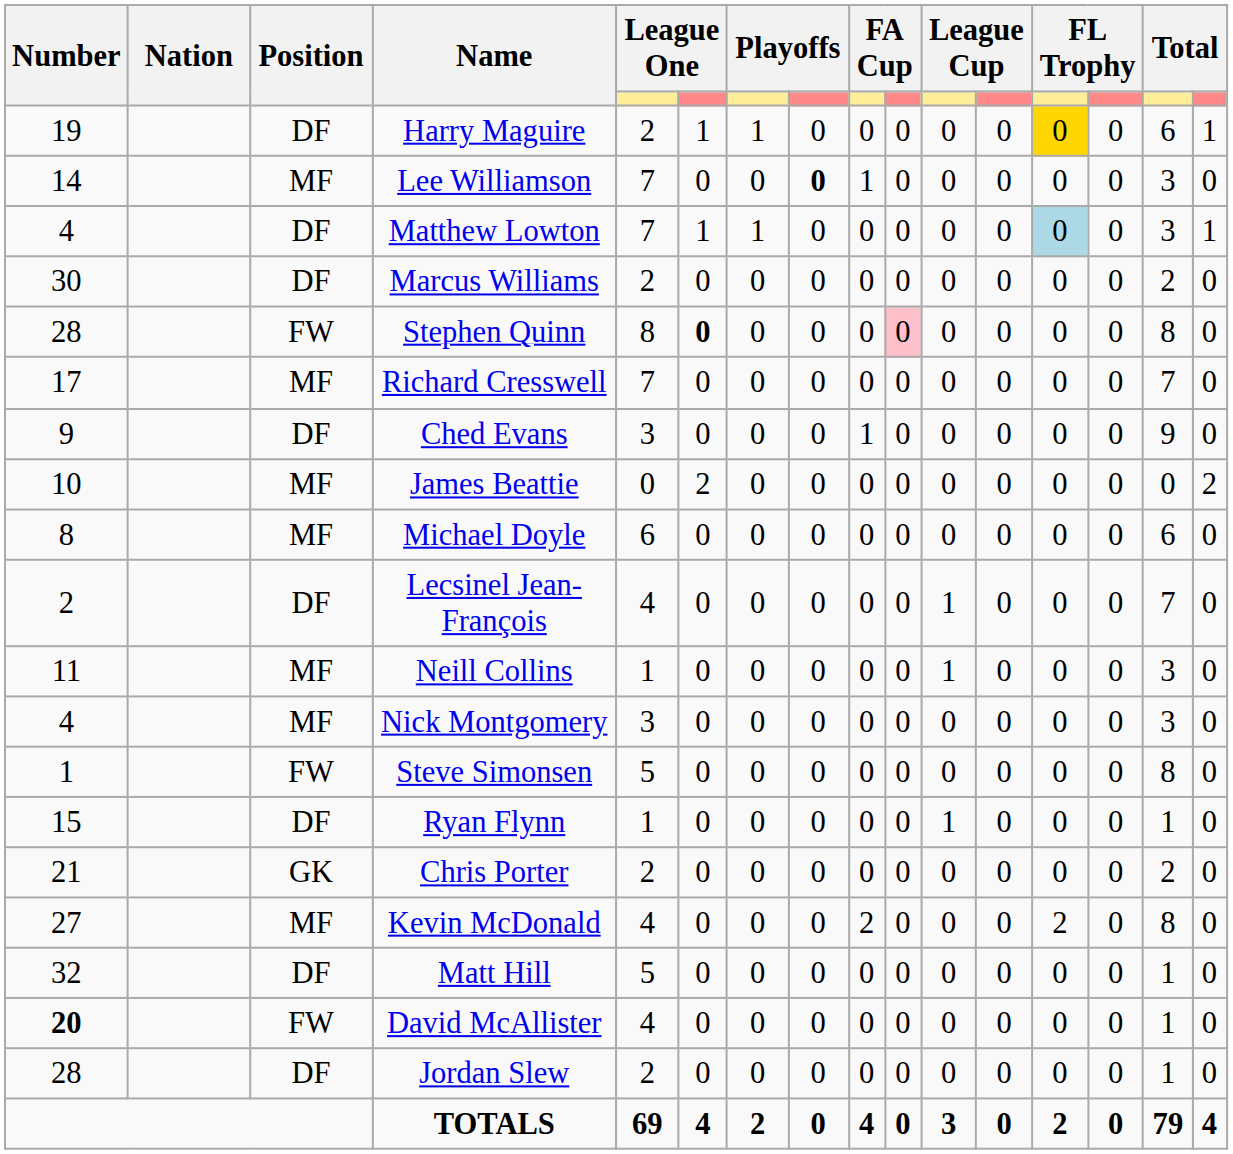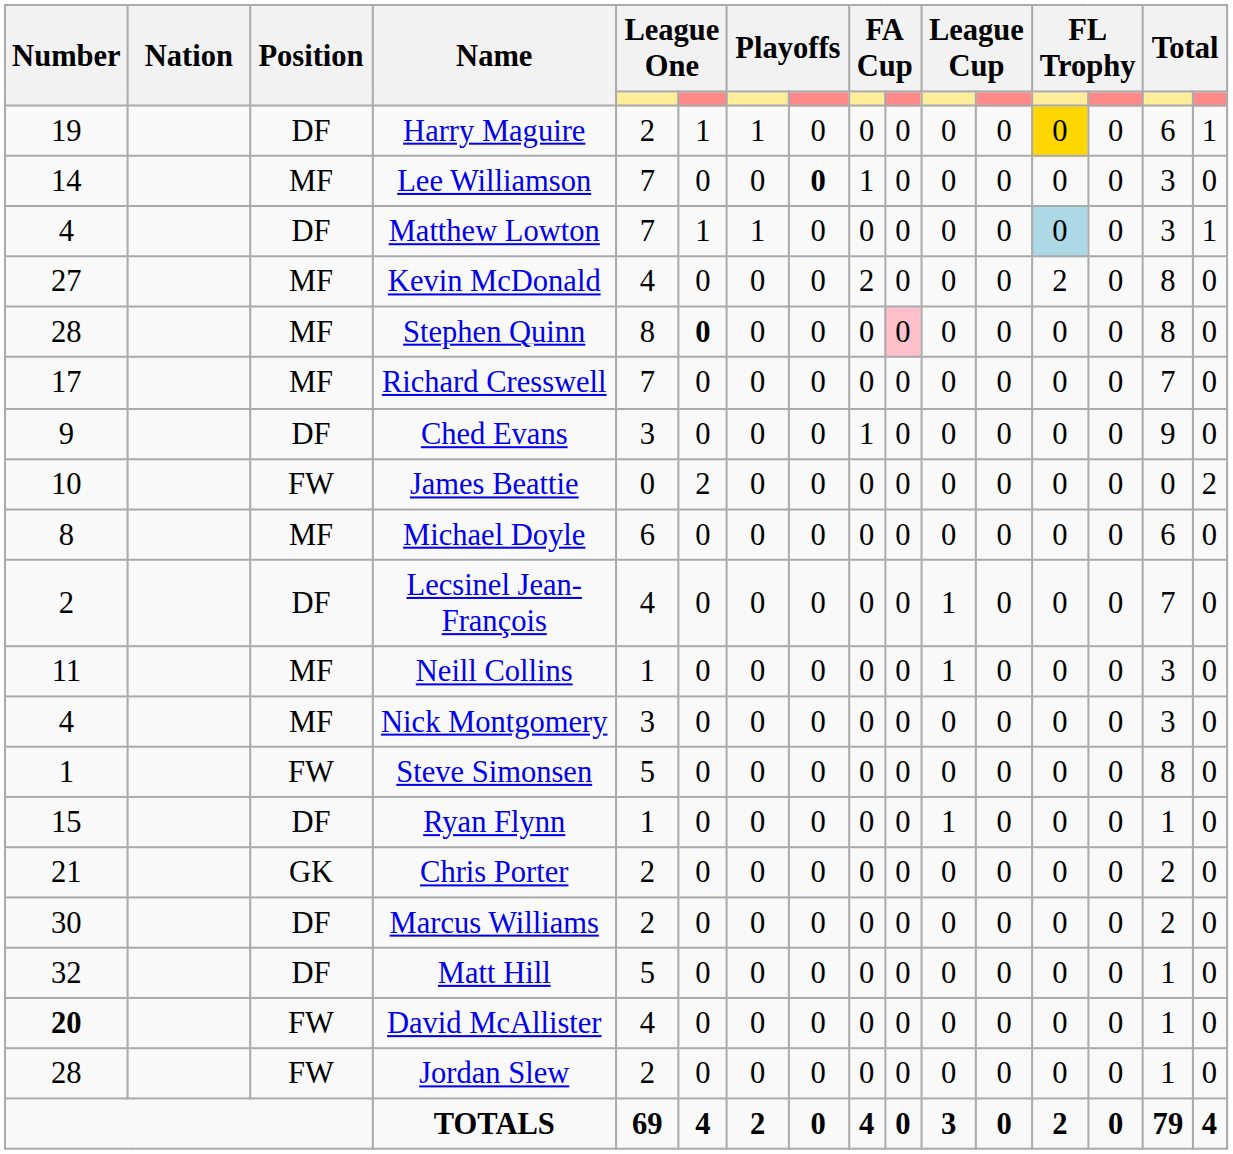rows swapped: (494, 922) <-> (494, 281)
(311, 332) FW -> (311, 332) MF
(311, 483) MF -> (311, 483) FW
(311, 1073) DF -> (311, 1073) FW
